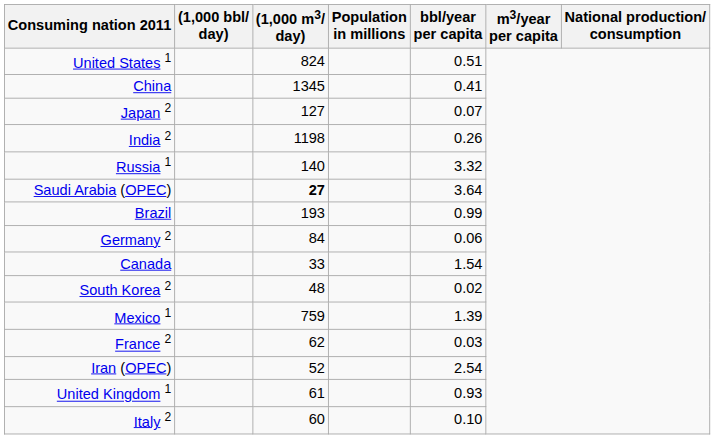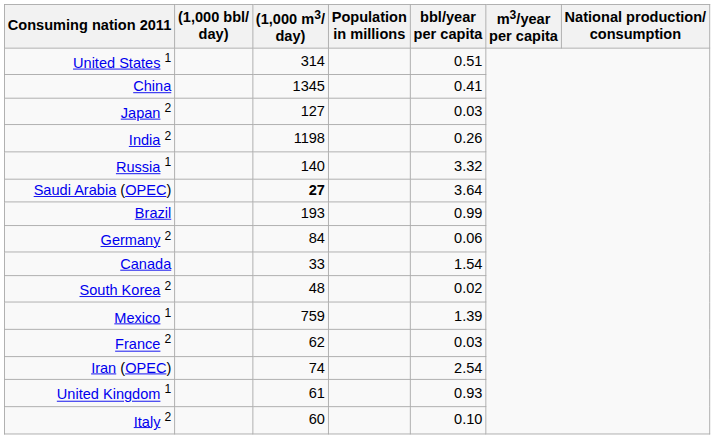(313, 61) 824 -> (313, 61) 314
(468, 111) 0.07 -> (468, 111) 0.03
(317, 368) 52 -> (317, 368) 74
